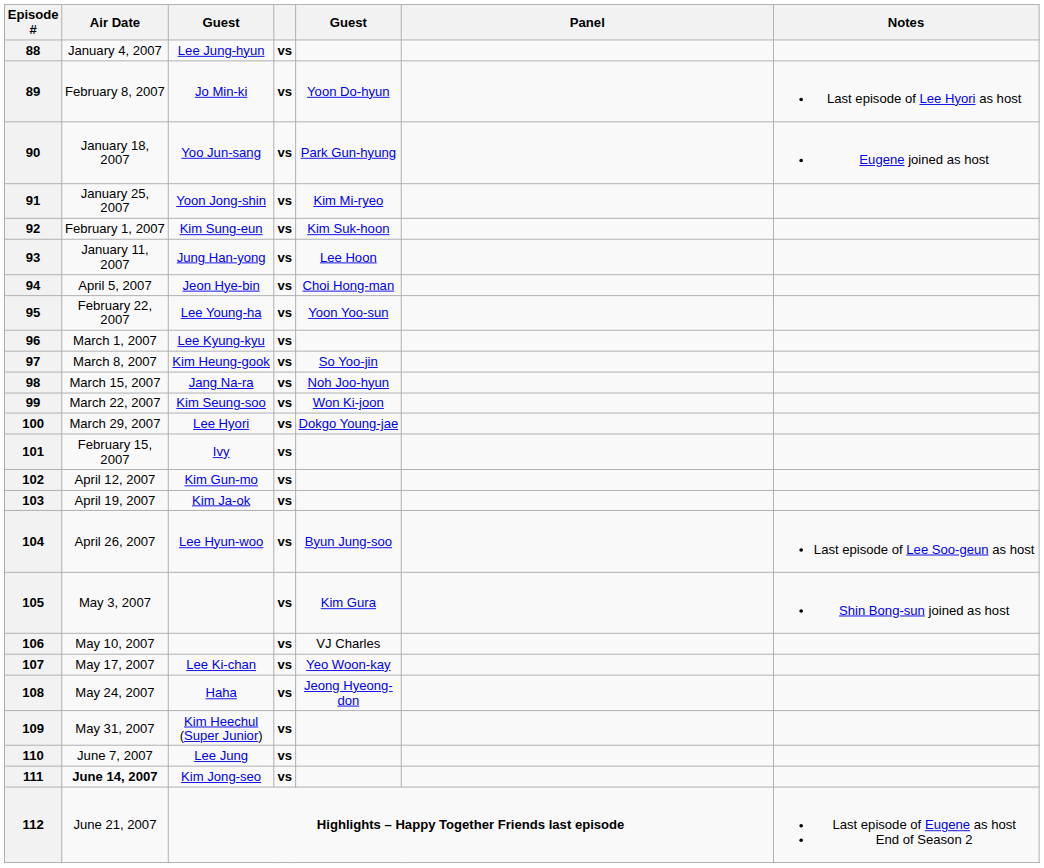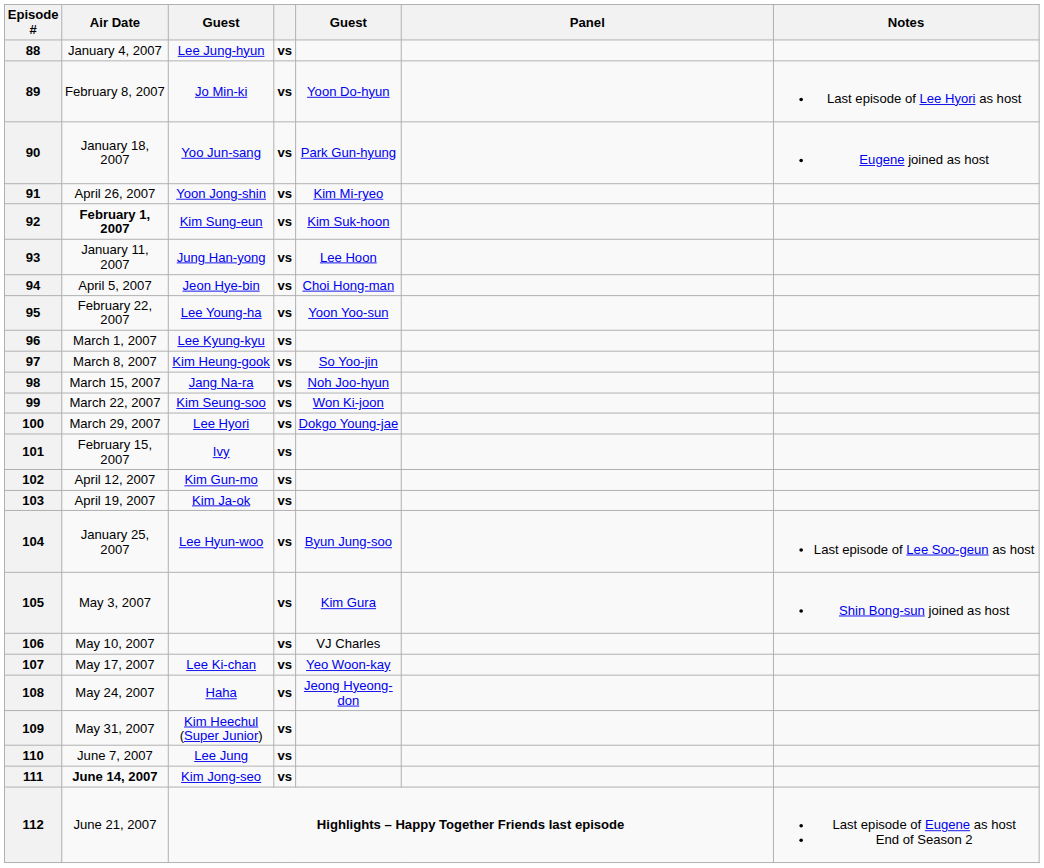(115, 201) January 25, 2007 -> (115, 194) April 26, 2007
(115, 229) normal -> (115, 222) bold
(115, 542) April 26, 2007 -> (115, 542) January 25, 2007
